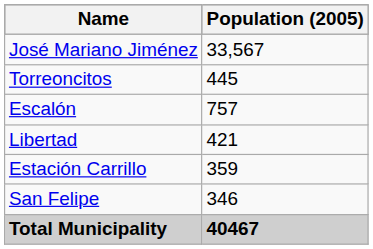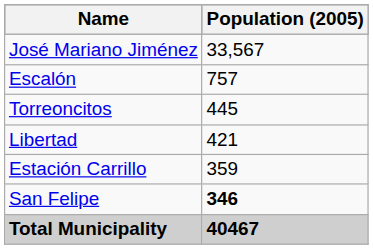rows swapped: (43, 109) <-> (60, 79)
(222, 199) normal -> (222, 199) bold
